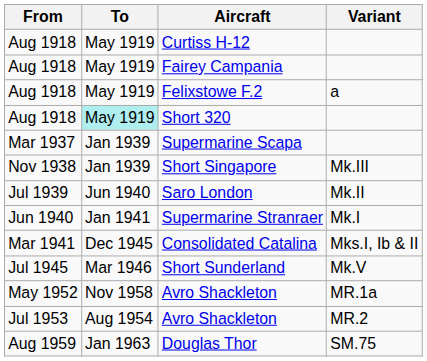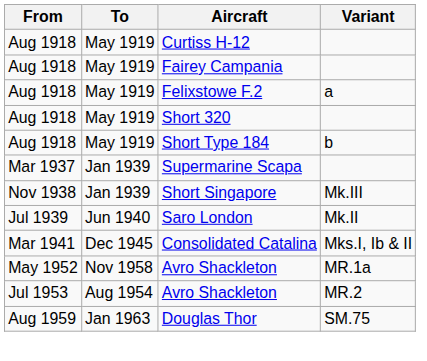(120, 117) paleturquoise background -> (120, 117) no background
+ row: (215, 142)
- row: (242, 218)
- row: (224, 268)
